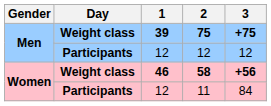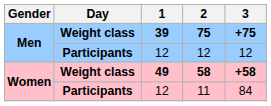(162, 72) 46 -> (162, 72) 49
(245, 72) +56 -> (245, 72) +58
